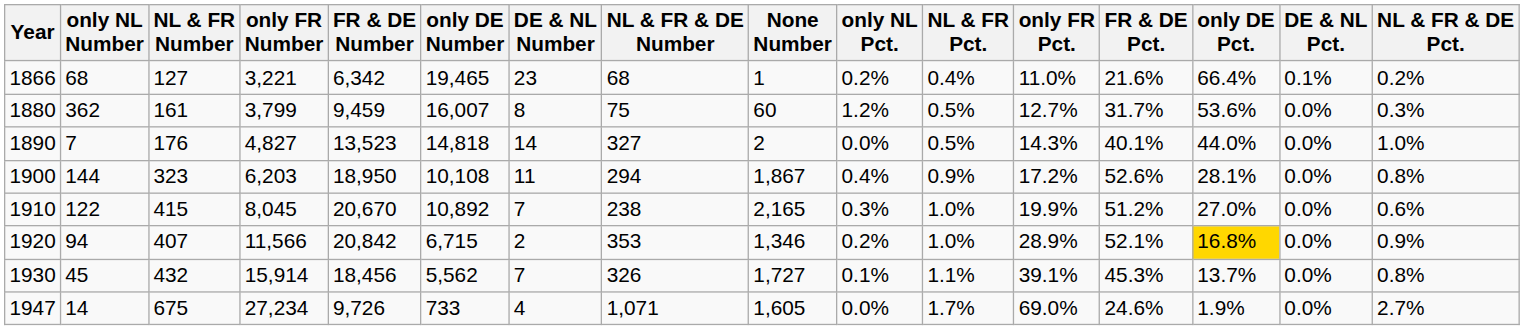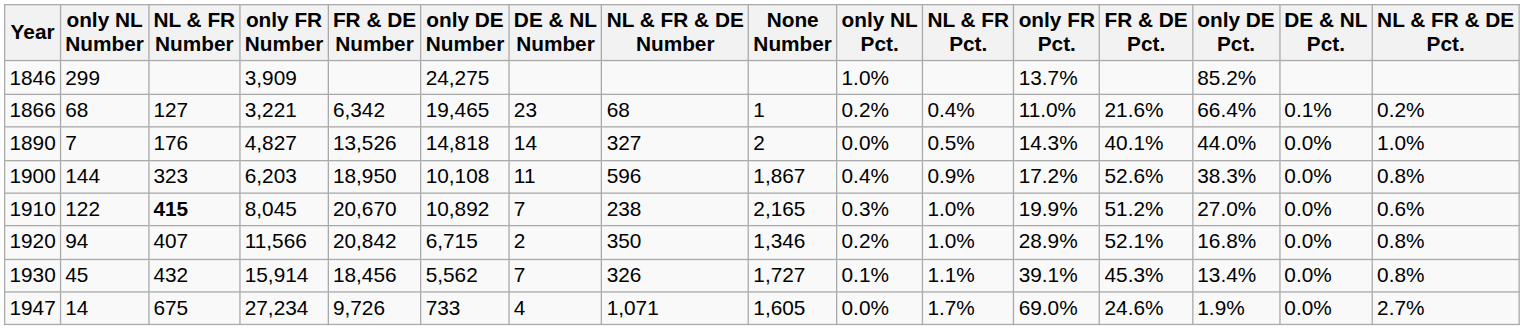+ row: (33, 77)
- row: (33, 110)
(365, 143) 13,523 -> (365, 143) 13,526
(624, 176) 294 -> (624, 176) 596
(1227, 176) 28.1% -> (1227, 176) 38.3%
(171, 209) normal -> (171, 209) bold
(624, 242) 353 -> (624, 242) 350
(1227, 242) gold background -> (1227, 242) no background
(1401, 242) 0.9% -> (1401, 242) 0.8%
(1227, 275) 13.7% -> (1227, 275) 13.4%
